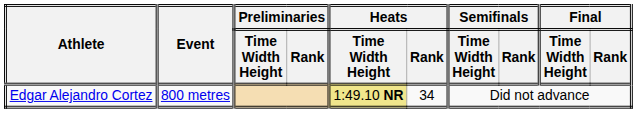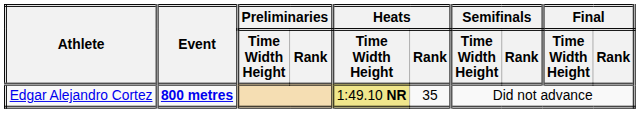(195, 96) normal -> (197, 96) bold
(427, 96) 34 -> (430, 96) 35
